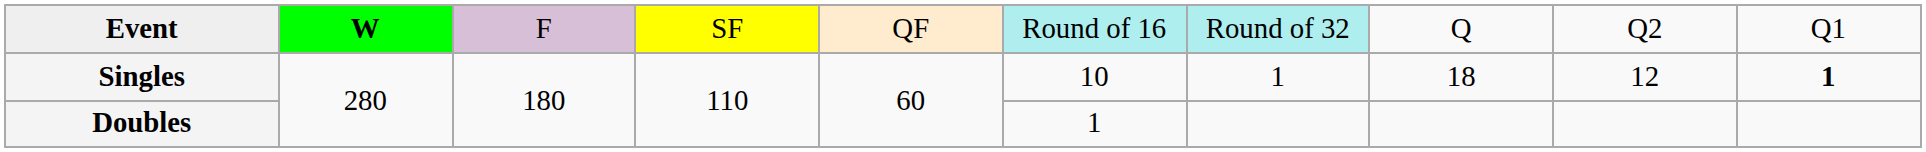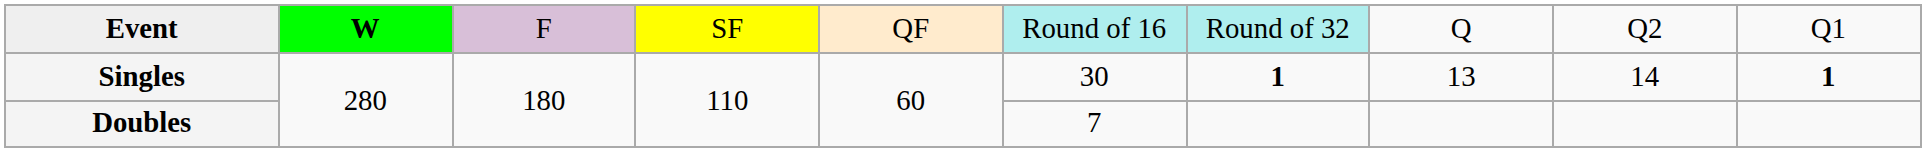(1094, 76) 10 -> (1094, 76) 30
(1278, 76) normal -> (1278, 76) bold
(1461, 76) 18 -> (1461, 76) 13
(1645, 76) 12 -> (1645, 76) 14
(1094, 123) 1 -> (1094, 123) 7
